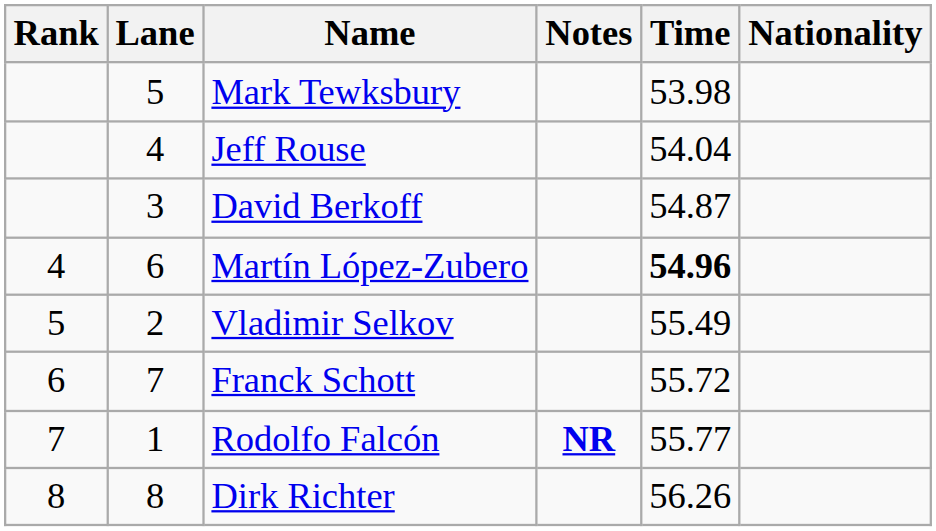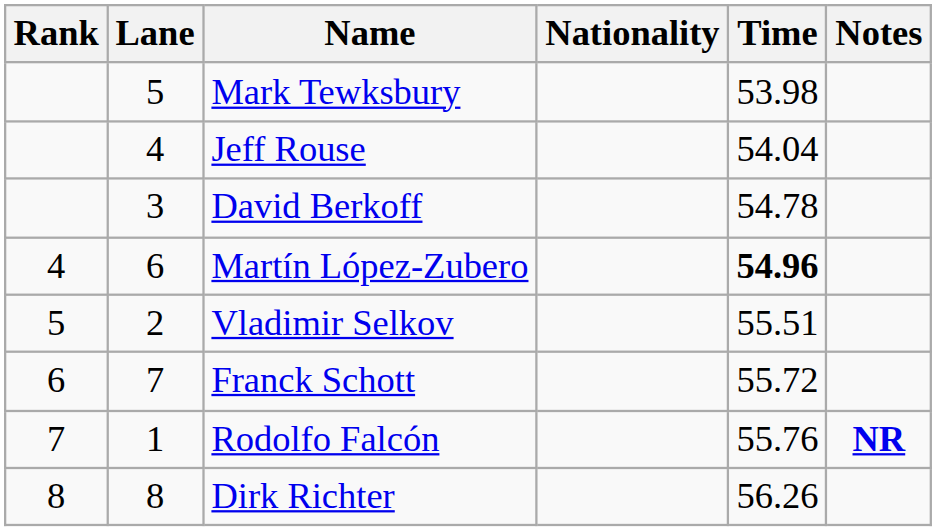columns swapped: (835, 33) <-> (589, 33)
(690, 206) 54.87 -> (777, 206) 54.78
(690, 322) 55.49 -> (777, 322) 55.51
(690, 438) 55.77 -> (777, 438) 55.76
